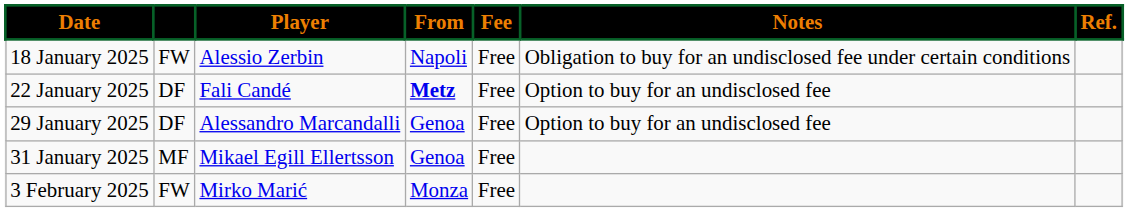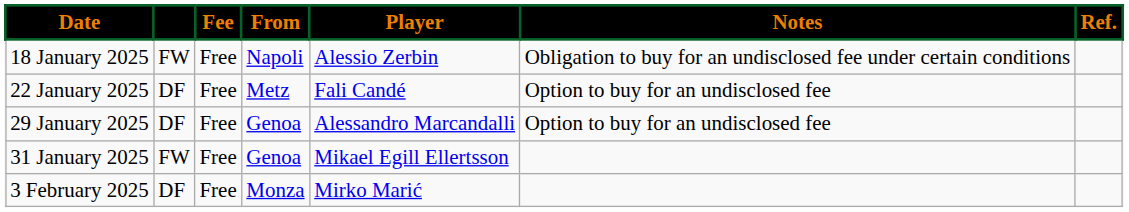columns swapped: (300, 22) <-> (496, 22)
(433, 90) bold -> (268, 90) normal
(174, 156) MF -> (174, 156) FW
(174, 189) FW -> (172, 189) DF
